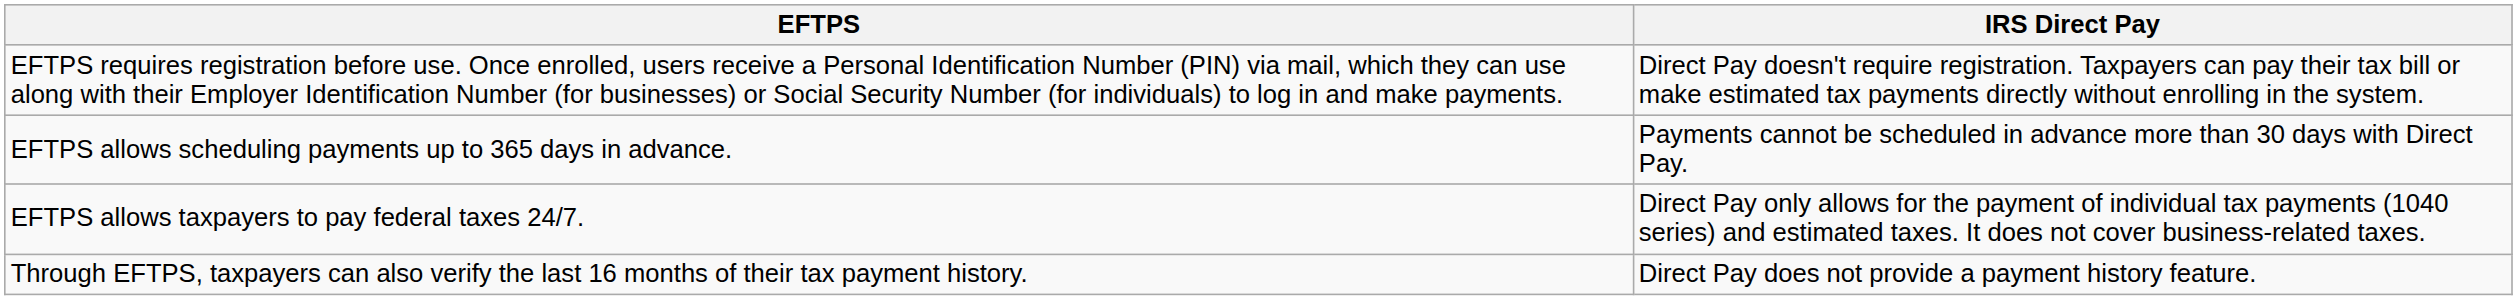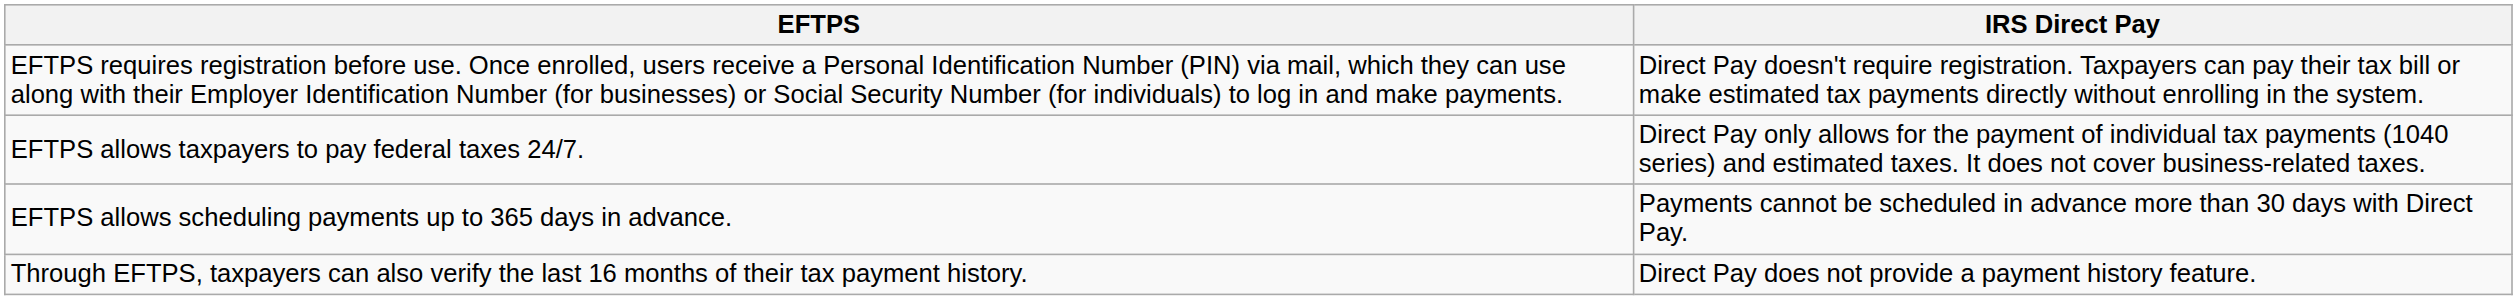rows swapped: (371, 149) <-> (297, 218)
